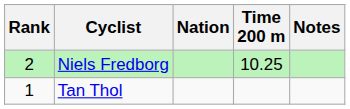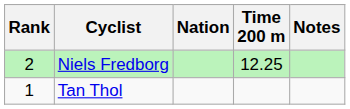(261, 63) 10.25 -> (261, 63) 12.25
